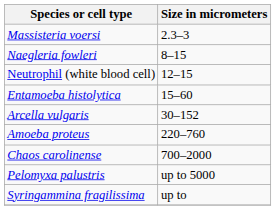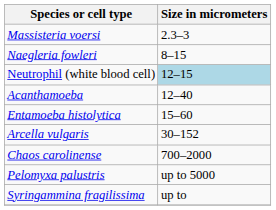(177, 74) no background -> (177, 74) lightblue background
+ row: (45, 94)
- row: (48, 134)
